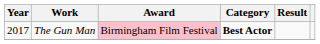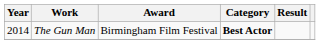(18, 30) 2017 -> (18, 30) 2014
(159, 30) pink background -> (159, 30) no background
